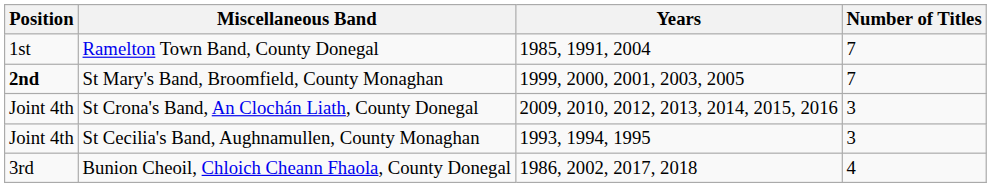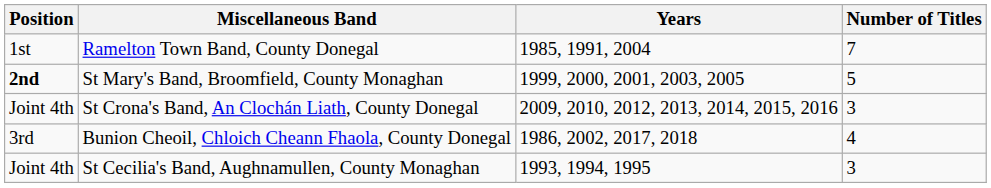(851, 78) 7 -> (851, 78) 5
rows swapped: (297, 167) <-> (281, 138)
